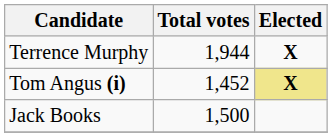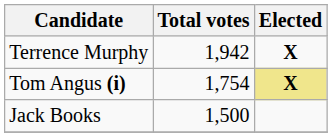(227, 52) 1,944 -> (227, 52) 1,942
(227, 83) 1,452 -> (227, 83) 1,754
